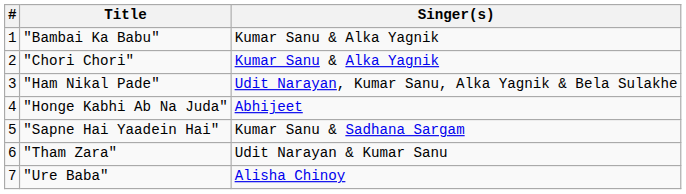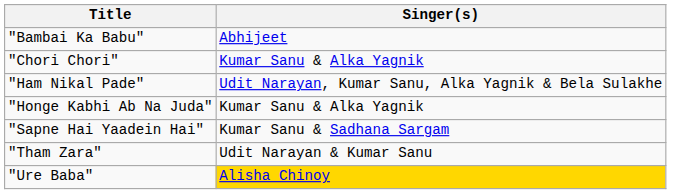- column: (12, 16)
(337, 39) Kumar Sanu & Alka Yagnik -> (253, 39) Abhijeet
(269, 108) Abhijeet -> (321, 108) Kumar Sanu & Alka Yagnik
(290, 177) no background -> (275, 177) gold background
